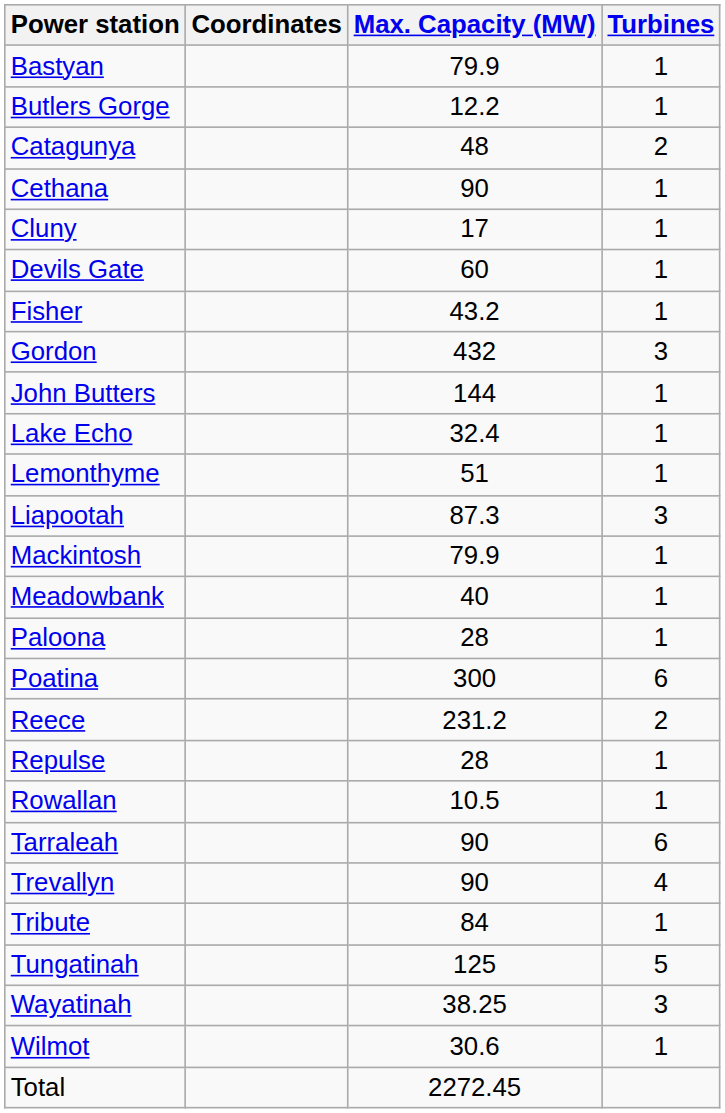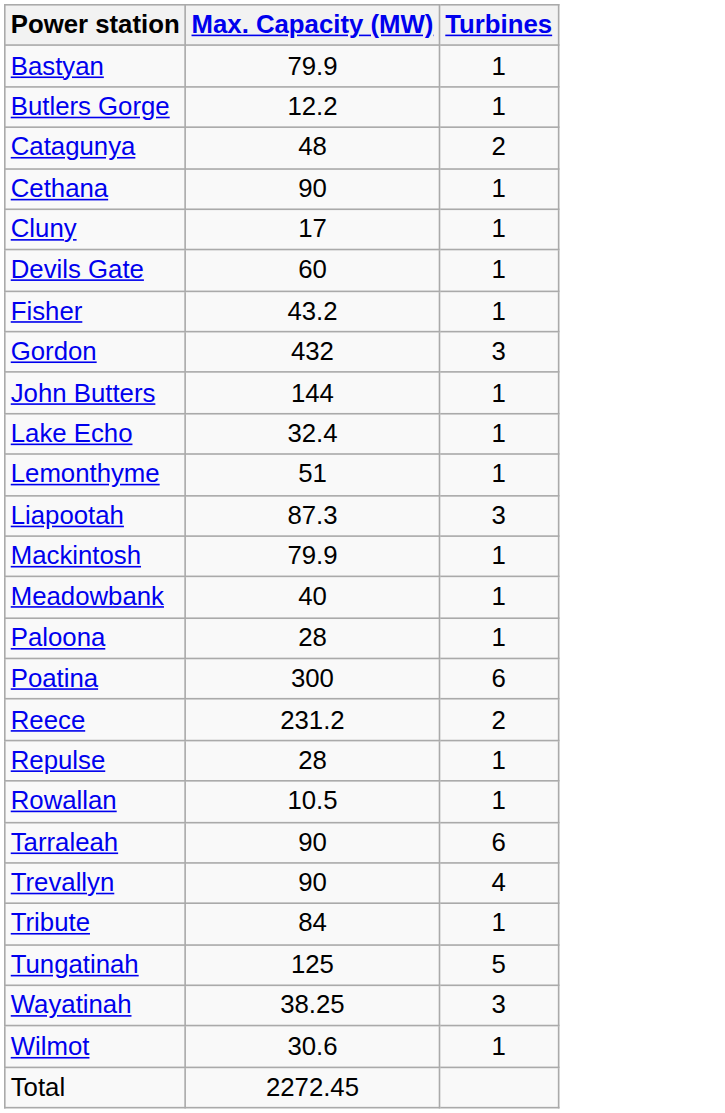- column: (267, 24)
